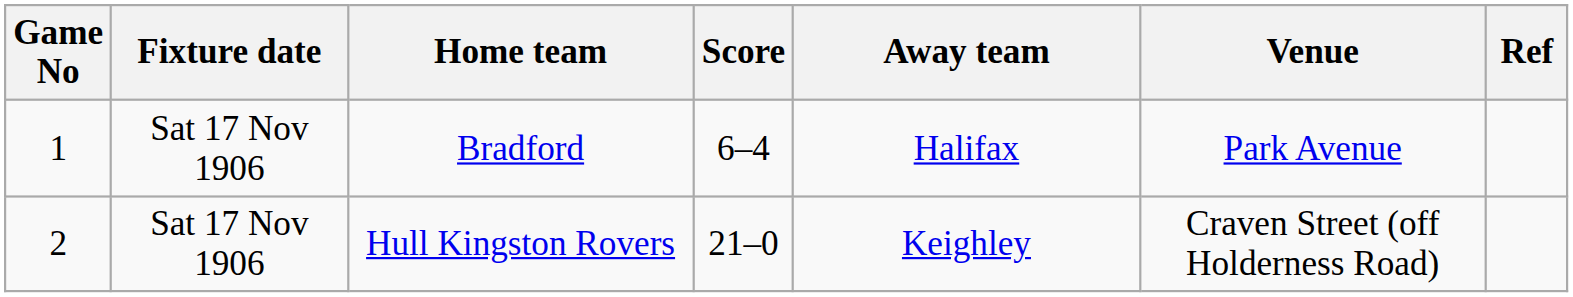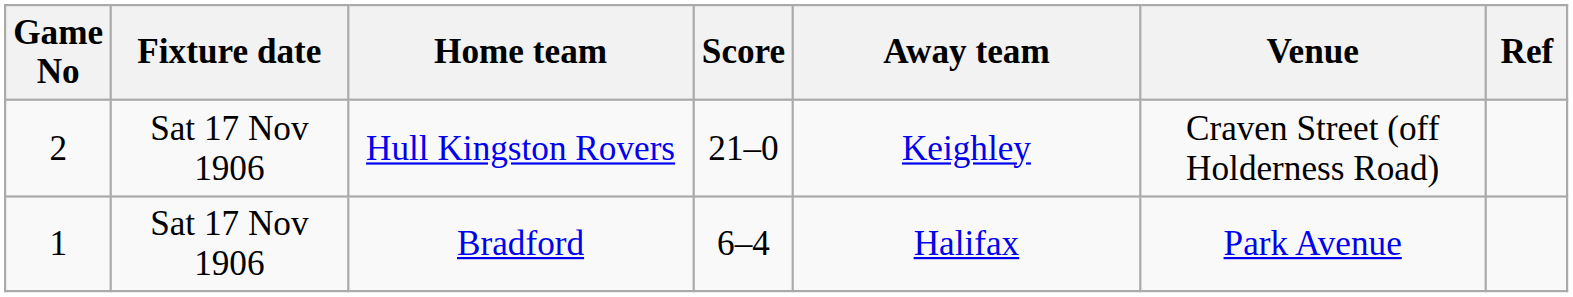rows swapped: (521, 147) <-> (521, 243)
